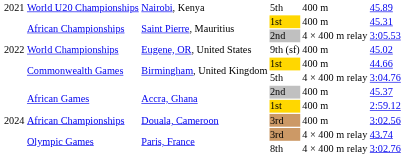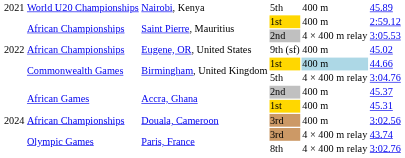(381, 21) 45.31 -> (385, 21) 2:59.12
(73, 50) World Championships -> (76, 50) African Championships
(315, 64) no background -> (315, 64) lightblue background
(385, 106) 2:59.12 -> (381, 106) 45.31
